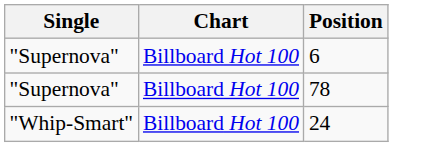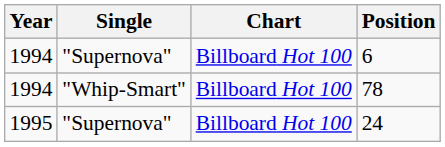+ column: (31, 21)
(64, 89) "Supernova" -> (124, 89) "Whip-Smart"
(71, 123) "Whip-Smart" -> (117, 123) "Supernova"
